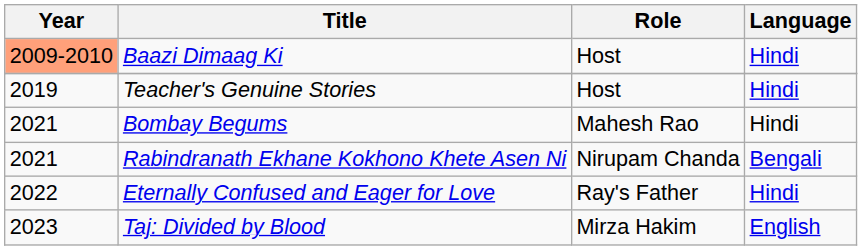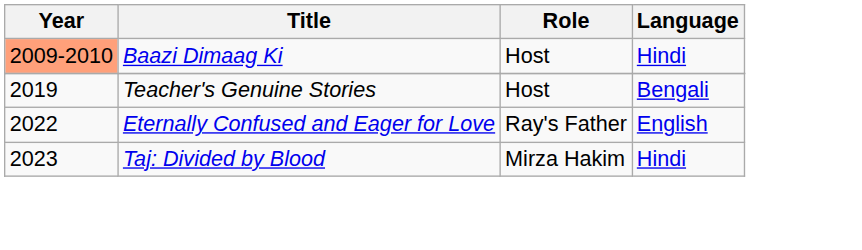(774, 90) Hindi -> (673, 90) Bengali
- row: (205, 124)
- row: (345, 158)
(774, 192) Hindi -> (672, 124) English
(785, 227) English -> (661, 158) Hindi
